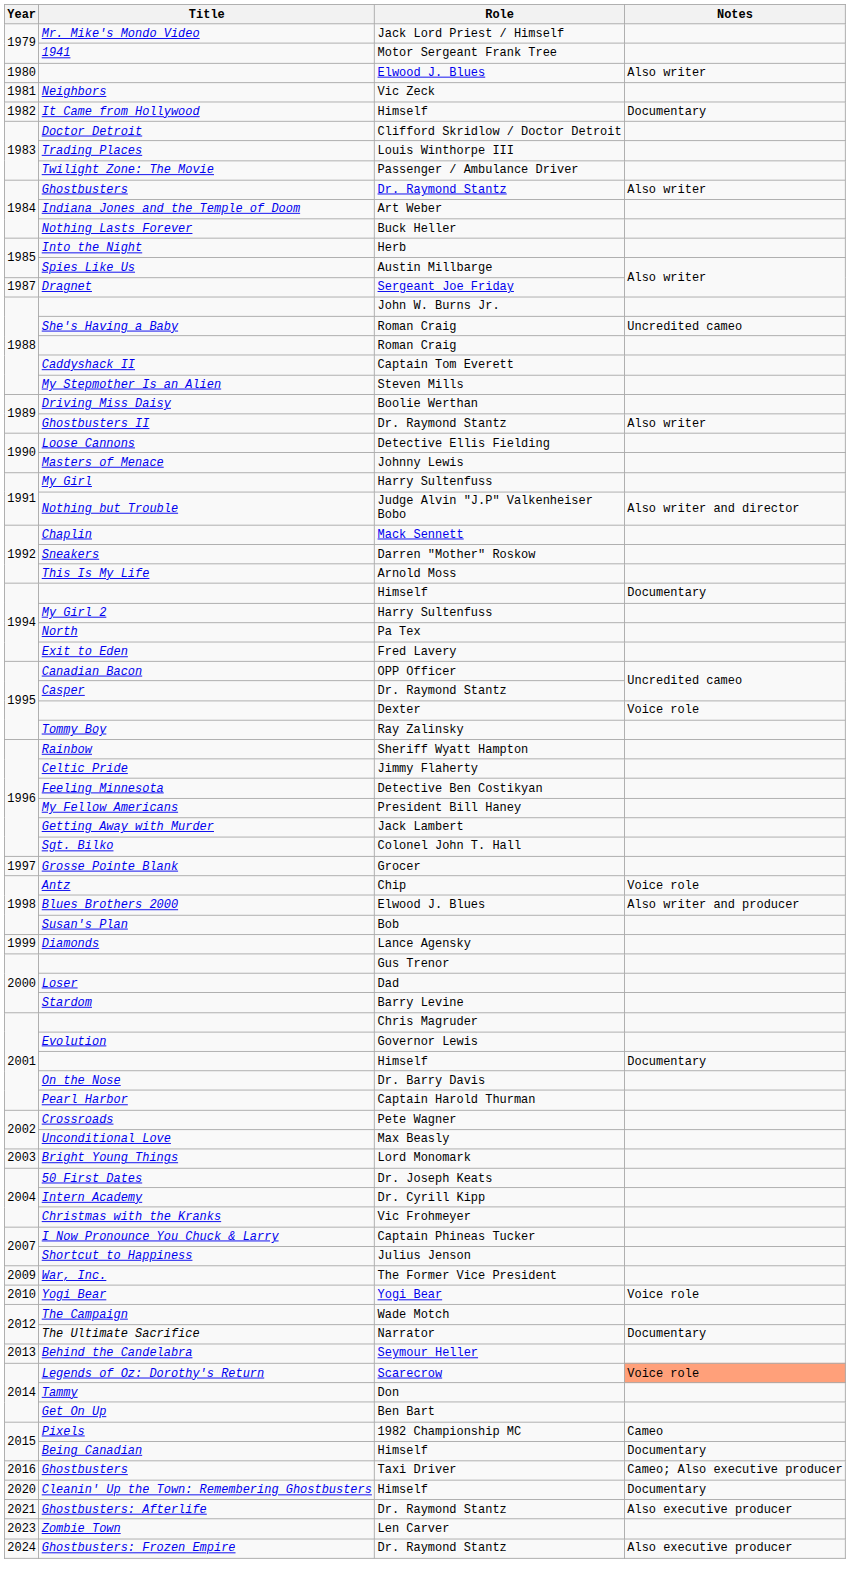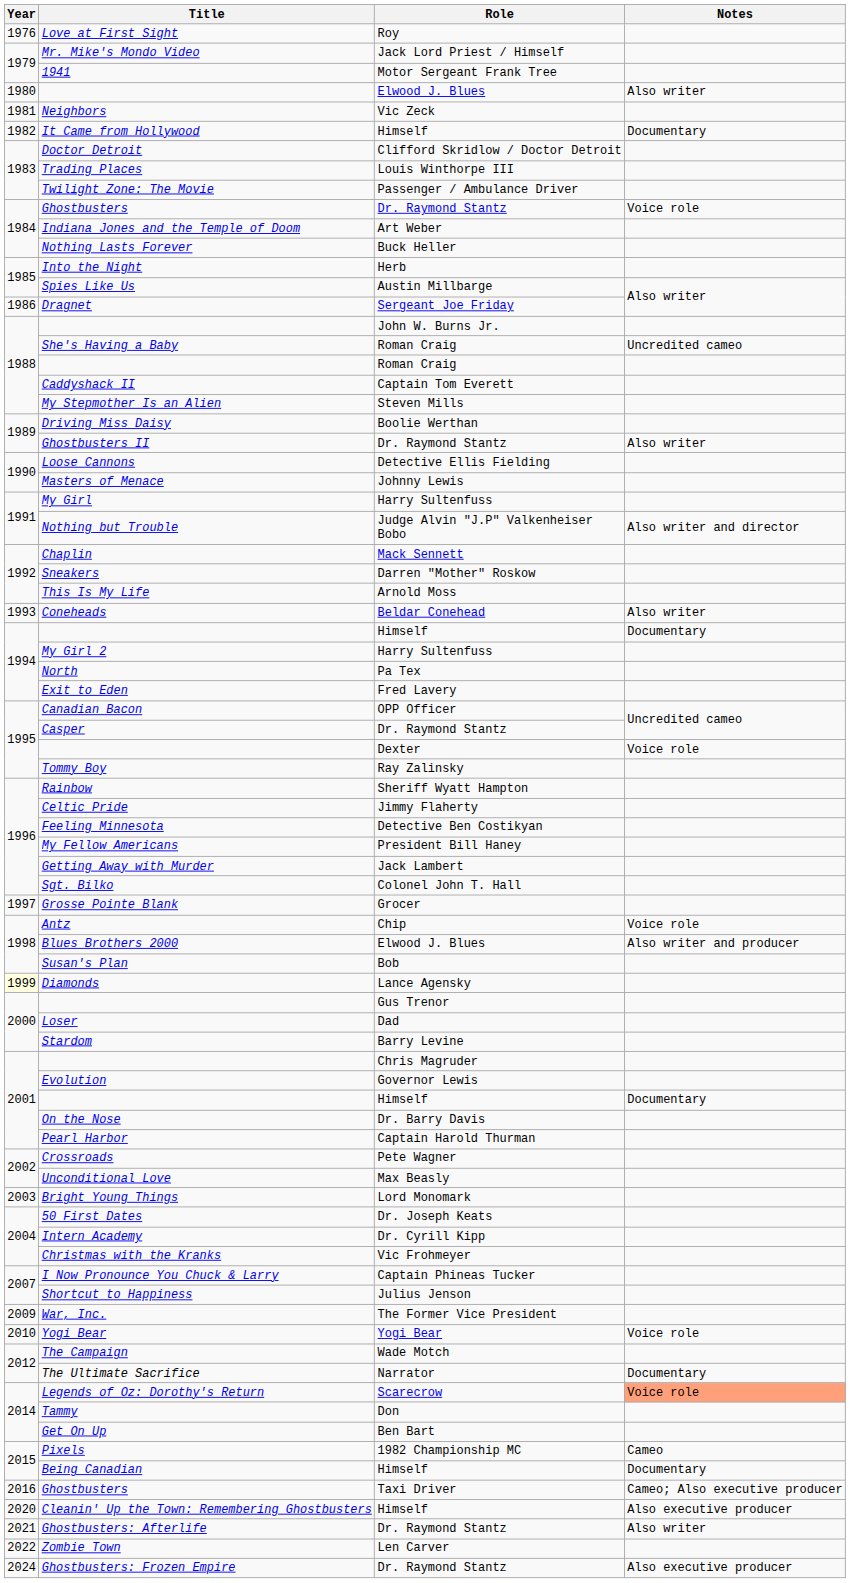+ row: (110, 34)
(667, 190) Also writer -> (663, 209) Voice role
(22, 287) 1987 -> (22, 307) 1986
+ row: (74, 613)
(22, 944) no background -> (22, 983) lightyellow background
- row: (117, 1353)
(667, 1490) Documentary -> (710, 1509) Also executive producer
(710, 1509) Also executive producer -> (667, 1529) Also writer
(22, 1529) 2023 -> (22, 1548) 2022
